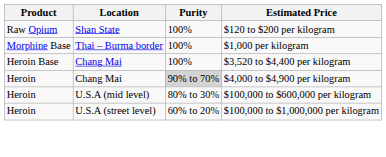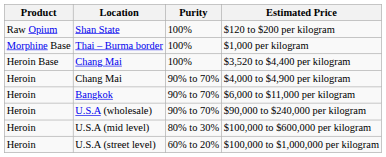(193, 78) lightgrey background -> (193, 78) no background
+ row: (290, 95)
+ row: (295, 111)
